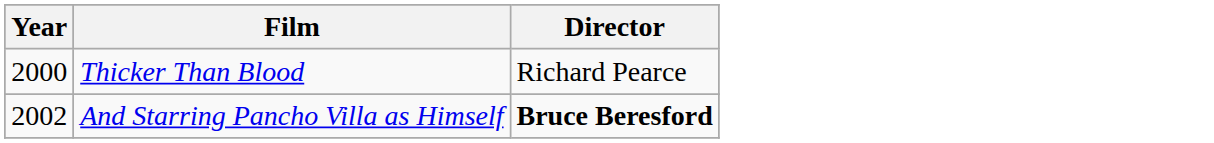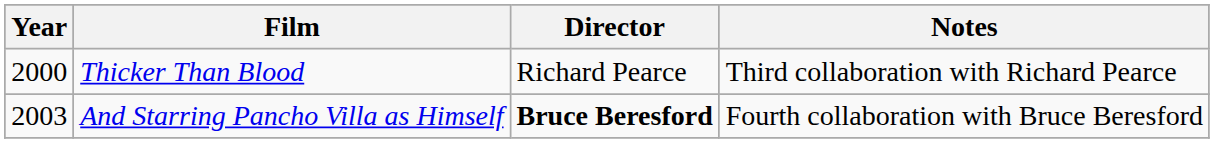+ column: (964, 26)
(39, 115) 2002 -> (39, 115) 2003
